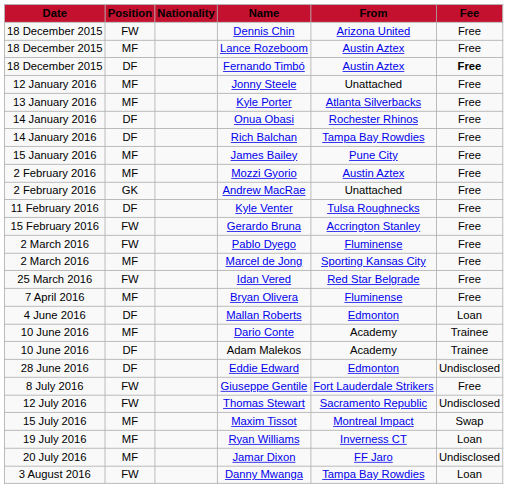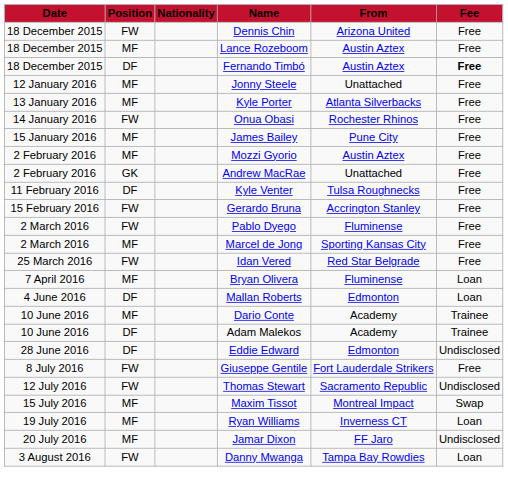(130, 120) DF -> (130, 120) FW
- row: (264, 138)
(469, 298) Free -> (469, 280) Loan
